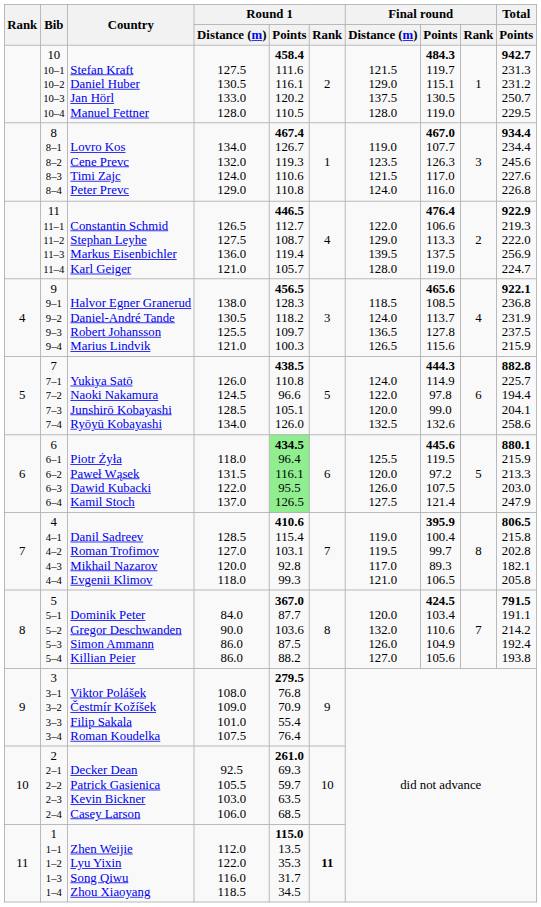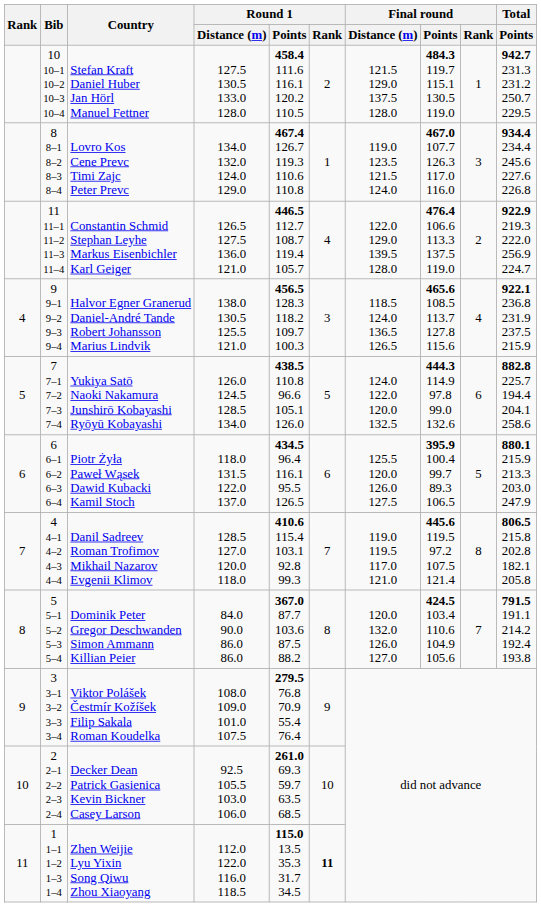(289, 473) lightgreen background -> (289, 473) no background
(440, 473) 445.6 119.5 97.2 107.5 121.4 -> (440, 473) 395.9 100.4 99.7 89.3 106.5
(440, 551) 395.9 100.4 99.7 89.3 106.5 -> (440, 551) 445.6 119.5 97.2 107.5 121.4
